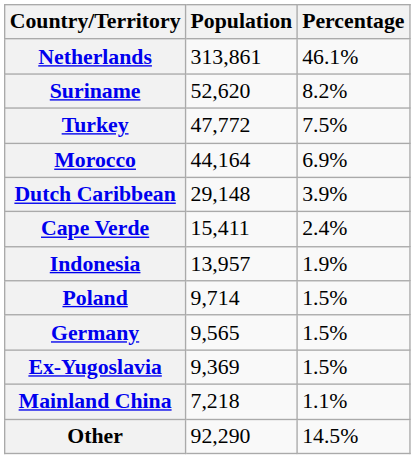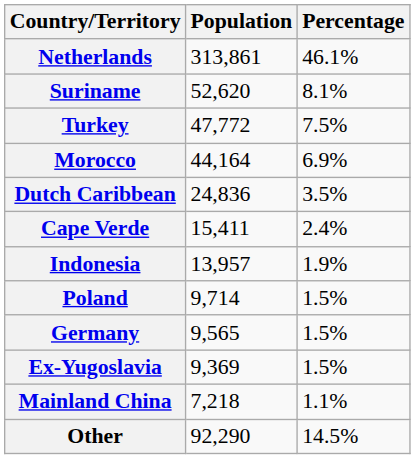(325, 90) 8.2% -> (325, 90) 8.1%
(220, 194) 29,148 -> (220, 194) 24,836
(325, 194) 3.9% -> (325, 194) 3.5%
